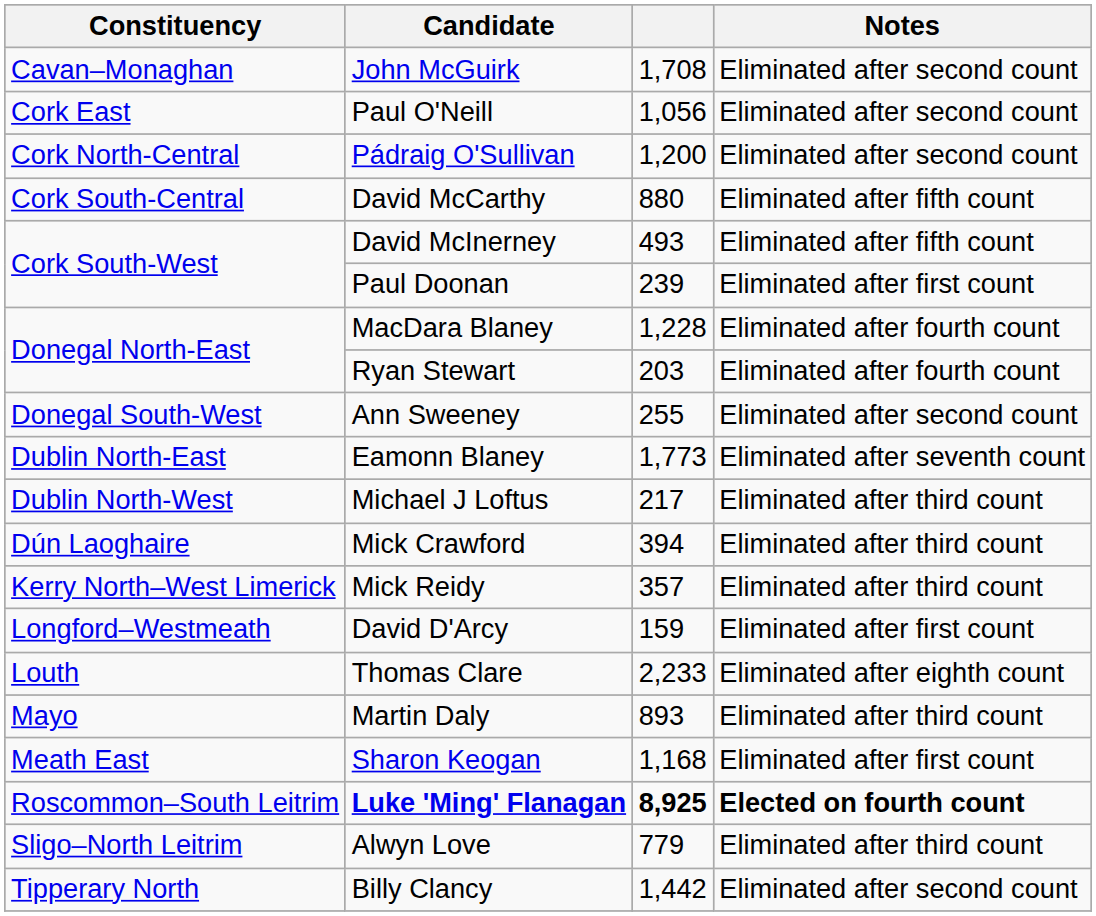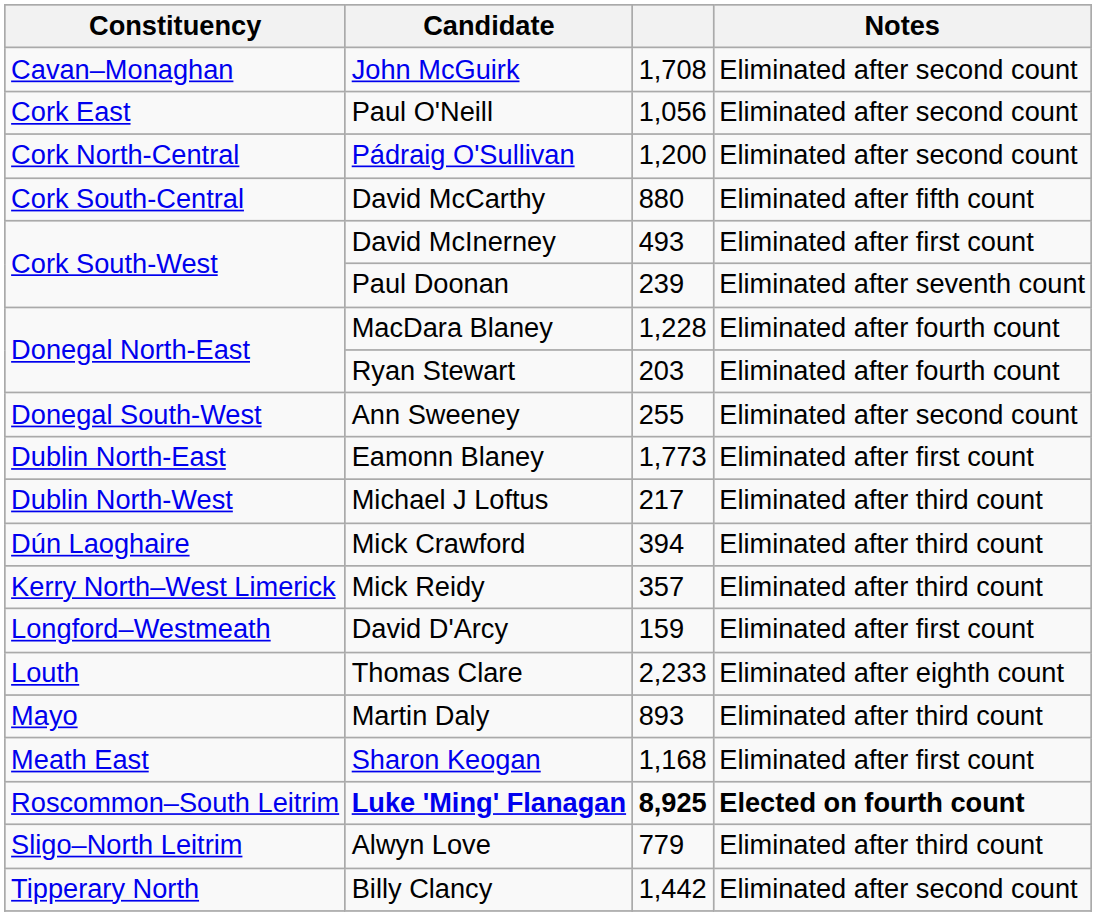(876, 241) Eliminated after fifth count -> (876, 241) Eliminated after first count
(876, 284) Eliminated after first count -> (902, 284) Eliminated after seventh count
(902, 457) Eliminated after seventh count -> (876, 457) Eliminated after first count
